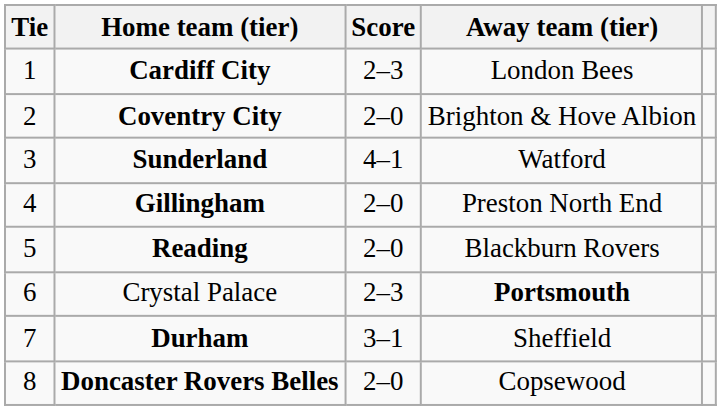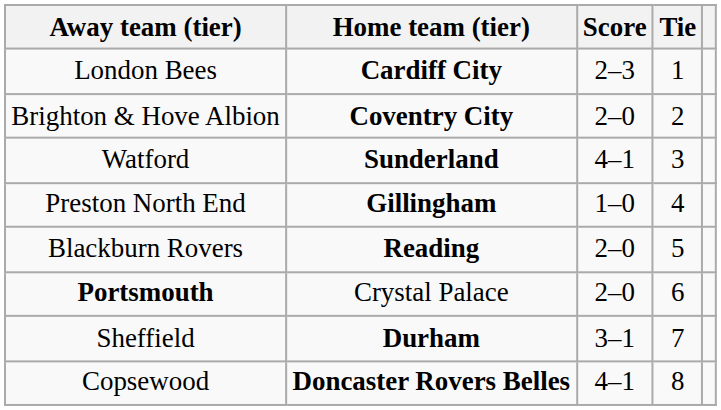columns swapped: (30, 26) <-> (562, 26)
(383, 204) 2–0 -> (615, 204) 1–0
(383, 292) 2–3 -> (615, 292) 2–0
(383, 381) 2–0 -> (615, 381) 4–1
